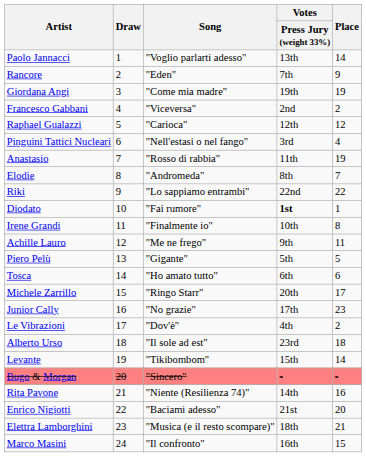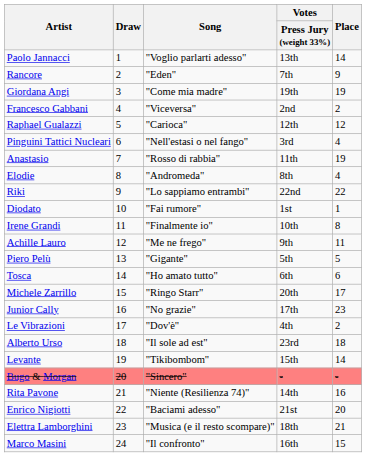(338, 175) 7 -> (338, 175) 4
(286, 208) bold -> (286, 208) normal
